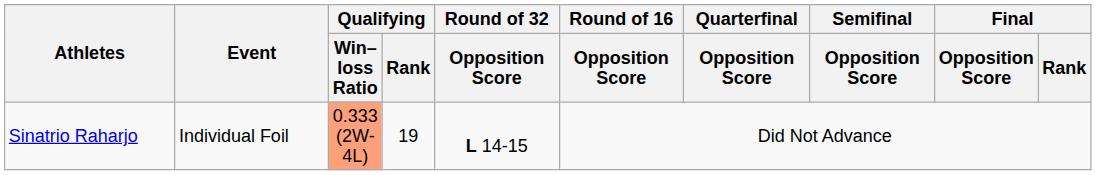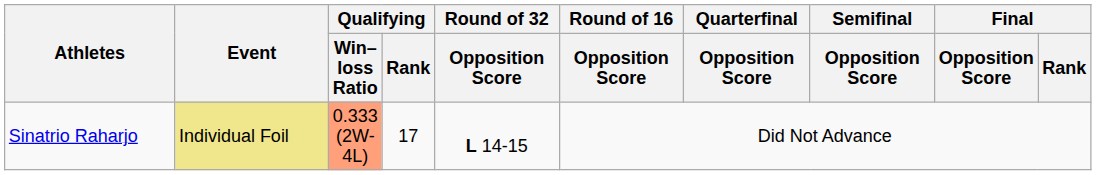(234, 136) no background -> (234, 136) khaki background
(408, 136) 19 -> (408, 136) 17
